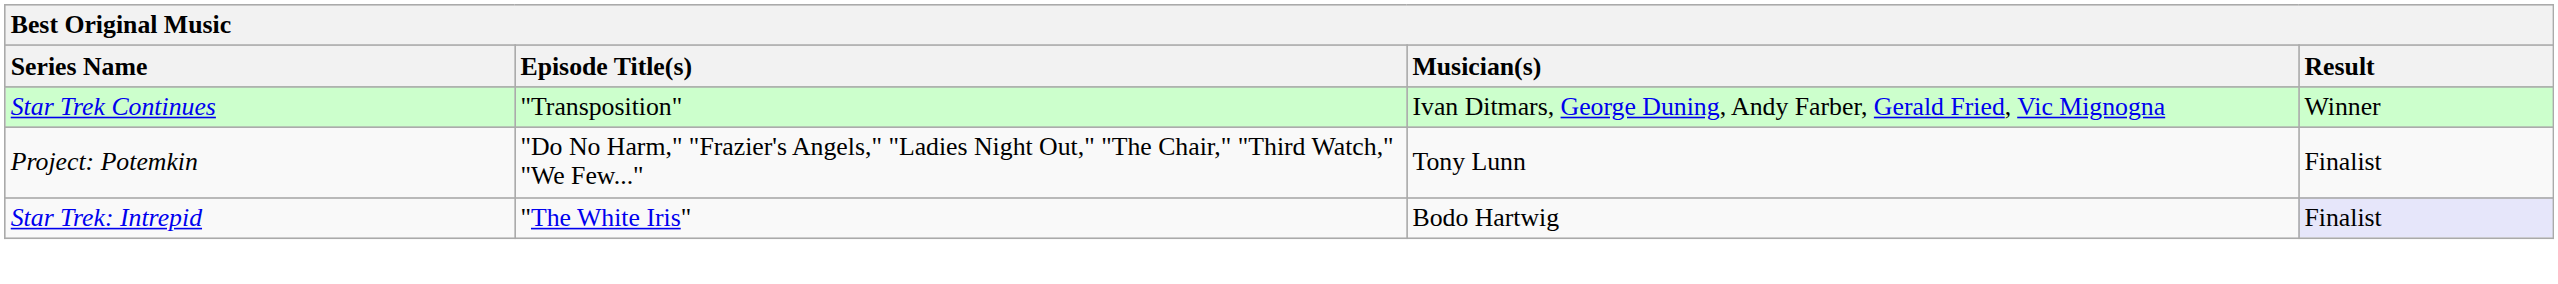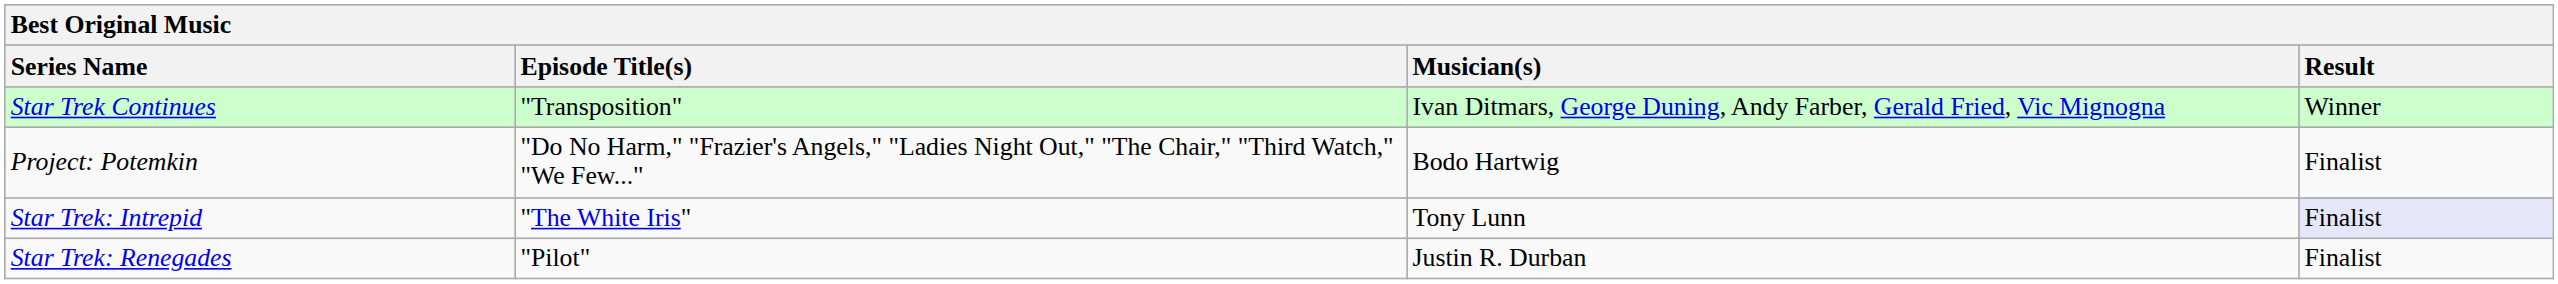(1469, 161) Tony Lunn -> (1486, 161) Bodo Hartwig
(1486, 217) Bodo Hartwig -> (1469, 217) Tony Lunn
+ row: (121, 258)
